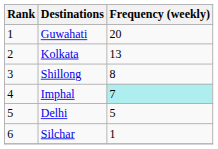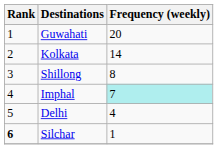(115, 54) 13 -> (115, 54) 14
(112, 114) 5 -> (112, 114) 4
(10, 134) normal -> (10, 134) bold
